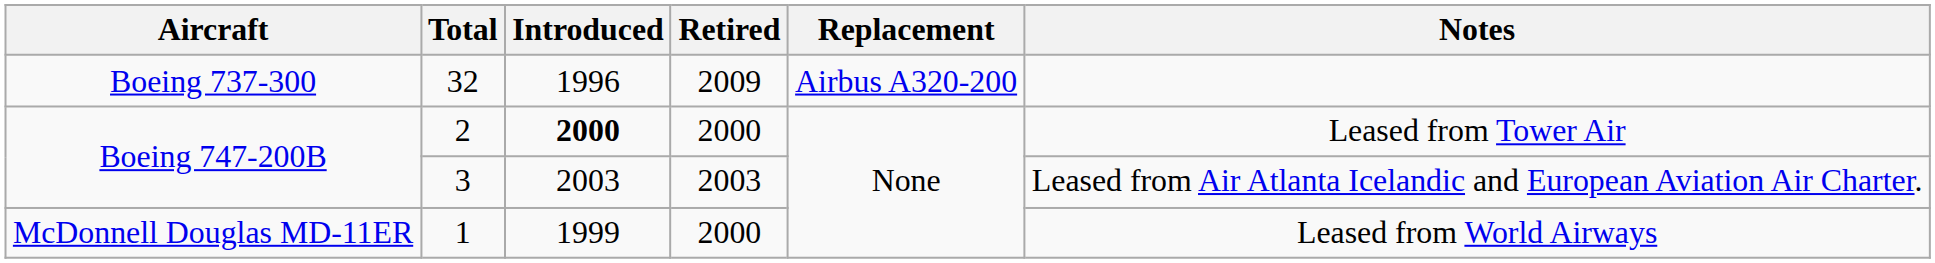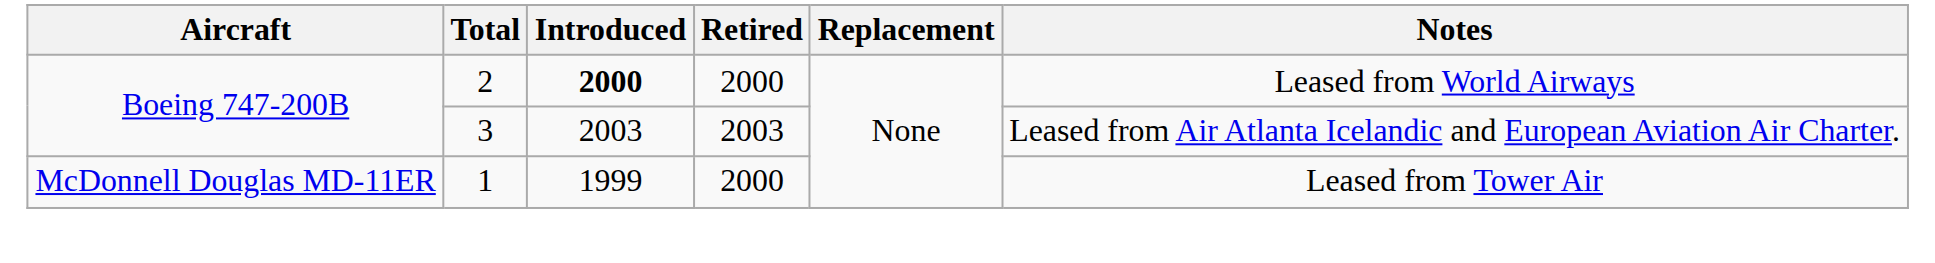- row: (463, 80)
(1477, 130) Leased from Tower Air -> (1455, 80) Leased from World Airways
(1477, 231) Leased from World Airways -> (1455, 181) Leased from Tower Air
